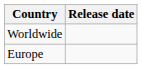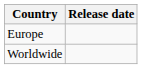rows swapped: (25, 53) <-> (35, 34)
